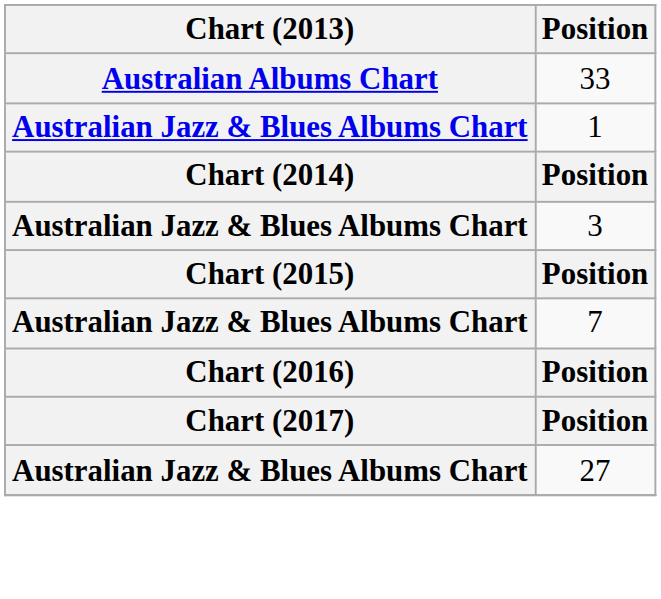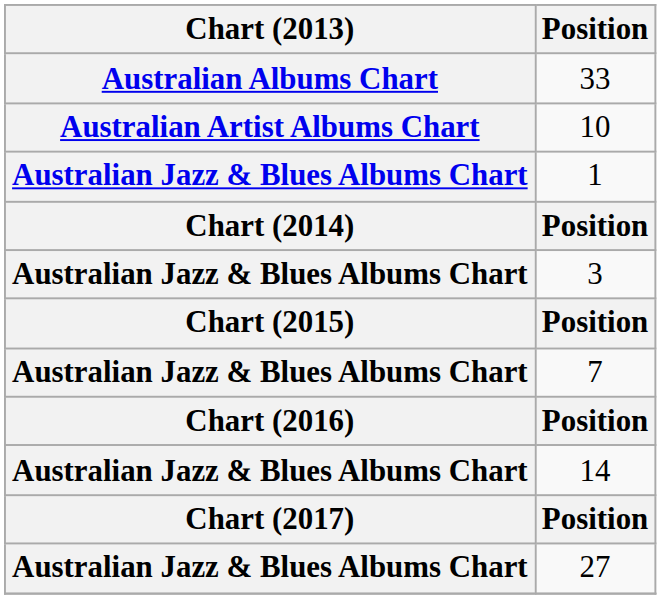+ row: (595, 126)
+ row: (595, 469)
